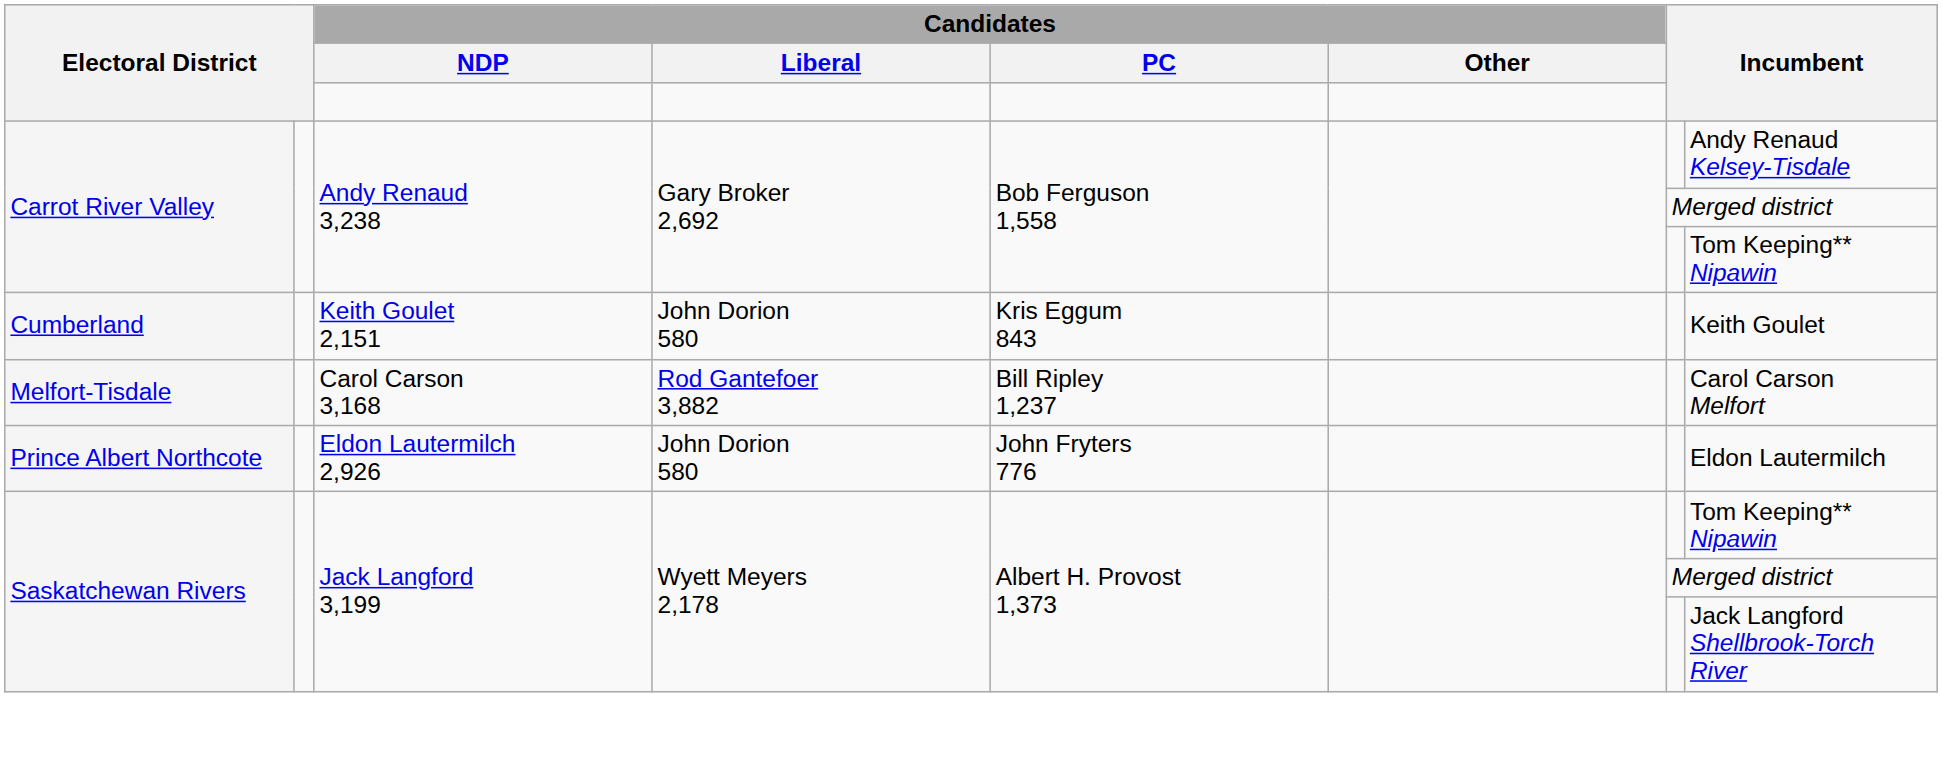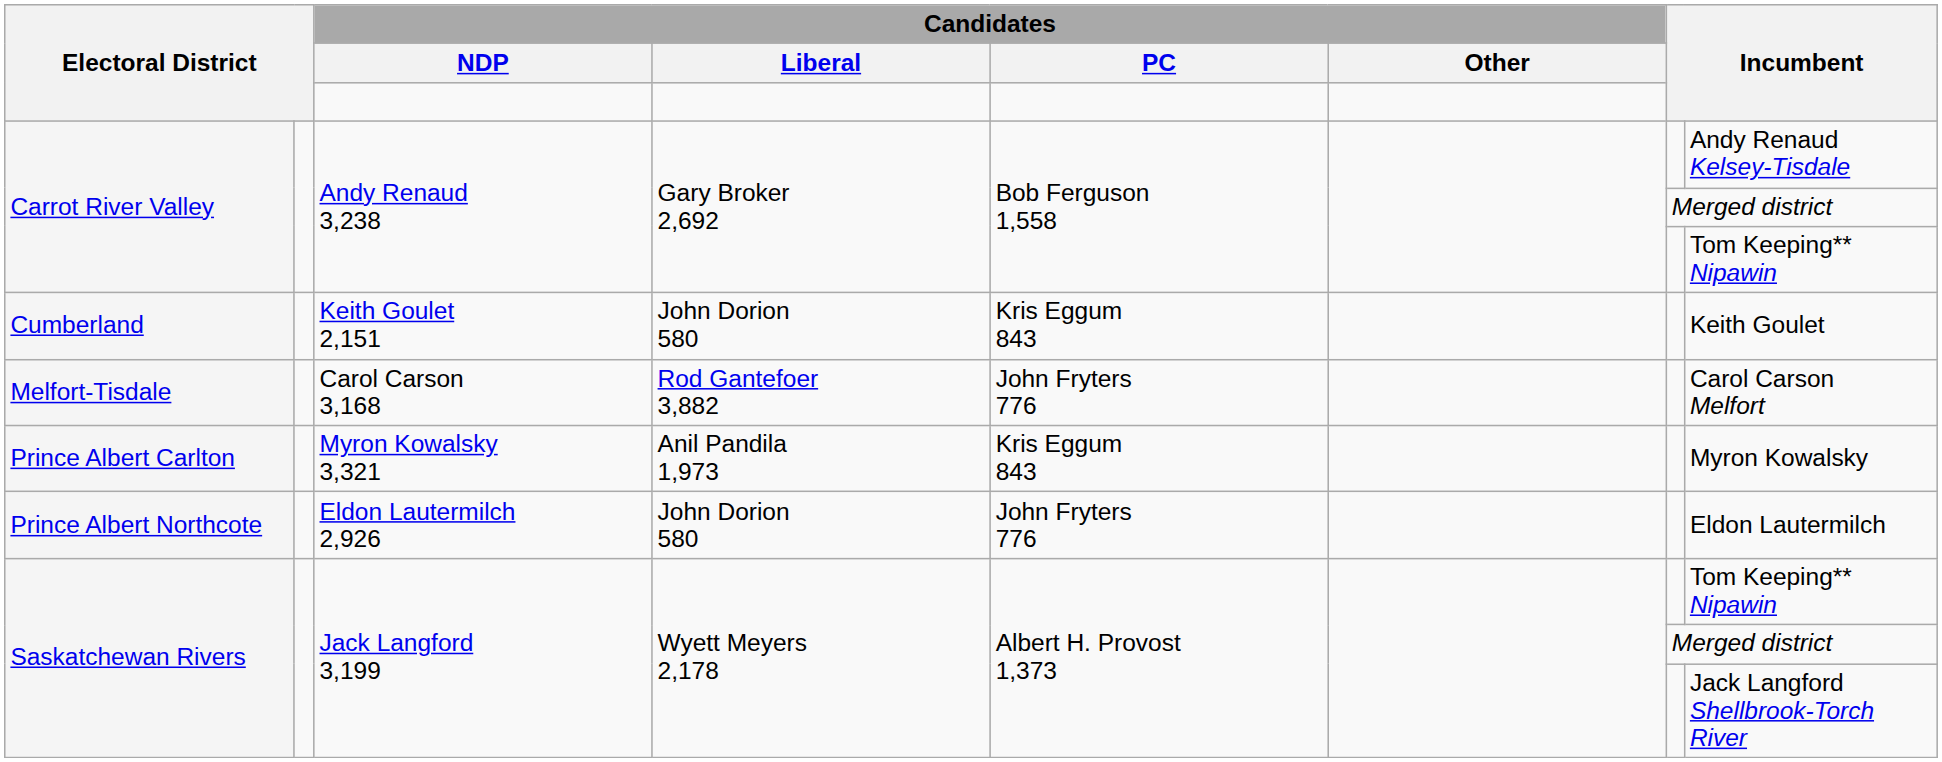(1049, 392) Bill Ripley 1,237 -> (1064, 392) John Fryters 776
+ row: (123, 458)
